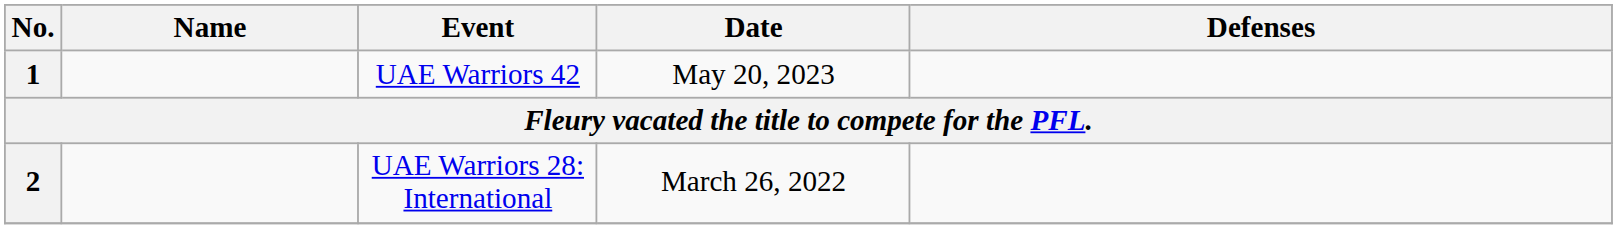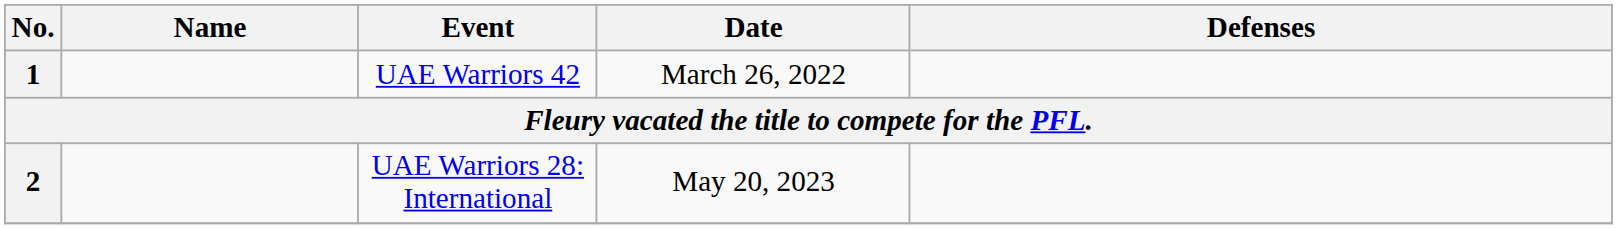(754, 73) May 20, 2023 -> (754, 73) March 26, 2022
(754, 182) March 26, 2022 -> (754, 182) May 20, 2023
